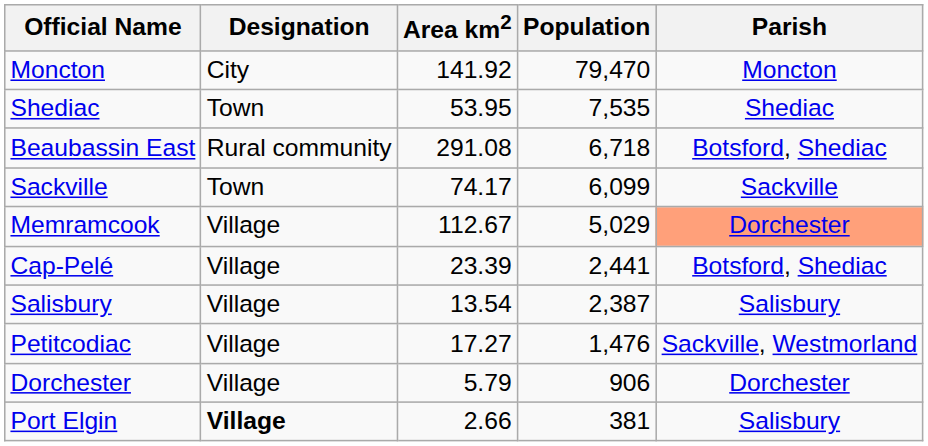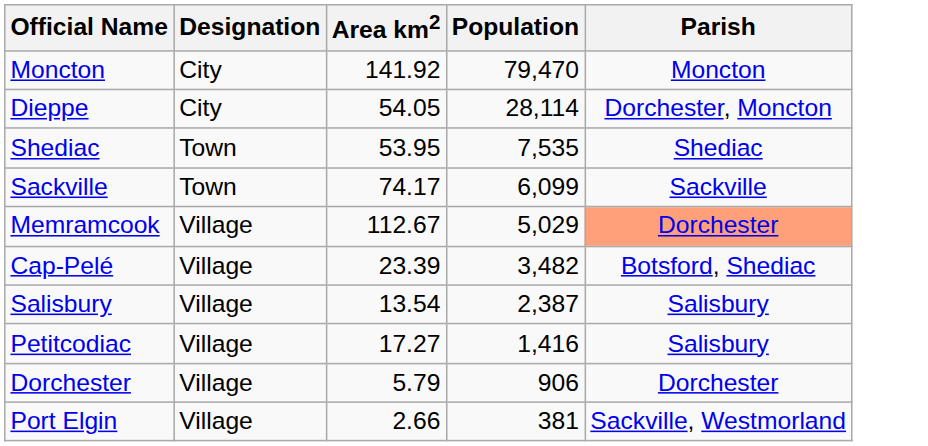+ row: (49, 108)
- row: (103, 147)
(619, 265) 2,441 -> (548, 265) 3,482
(619, 343) 1,476 -> (548, 343) 1,416
(789, 343) Sackville, Westmorland -> (718, 343) Salisbury
(246, 421) bold -> (216, 421) normal
(789, 421) Salisbury -> (718, 421) Sackville, Westmorland
